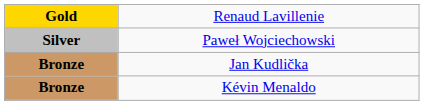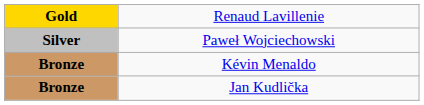rows swapped: (269, 64) <-> (269, 87)
